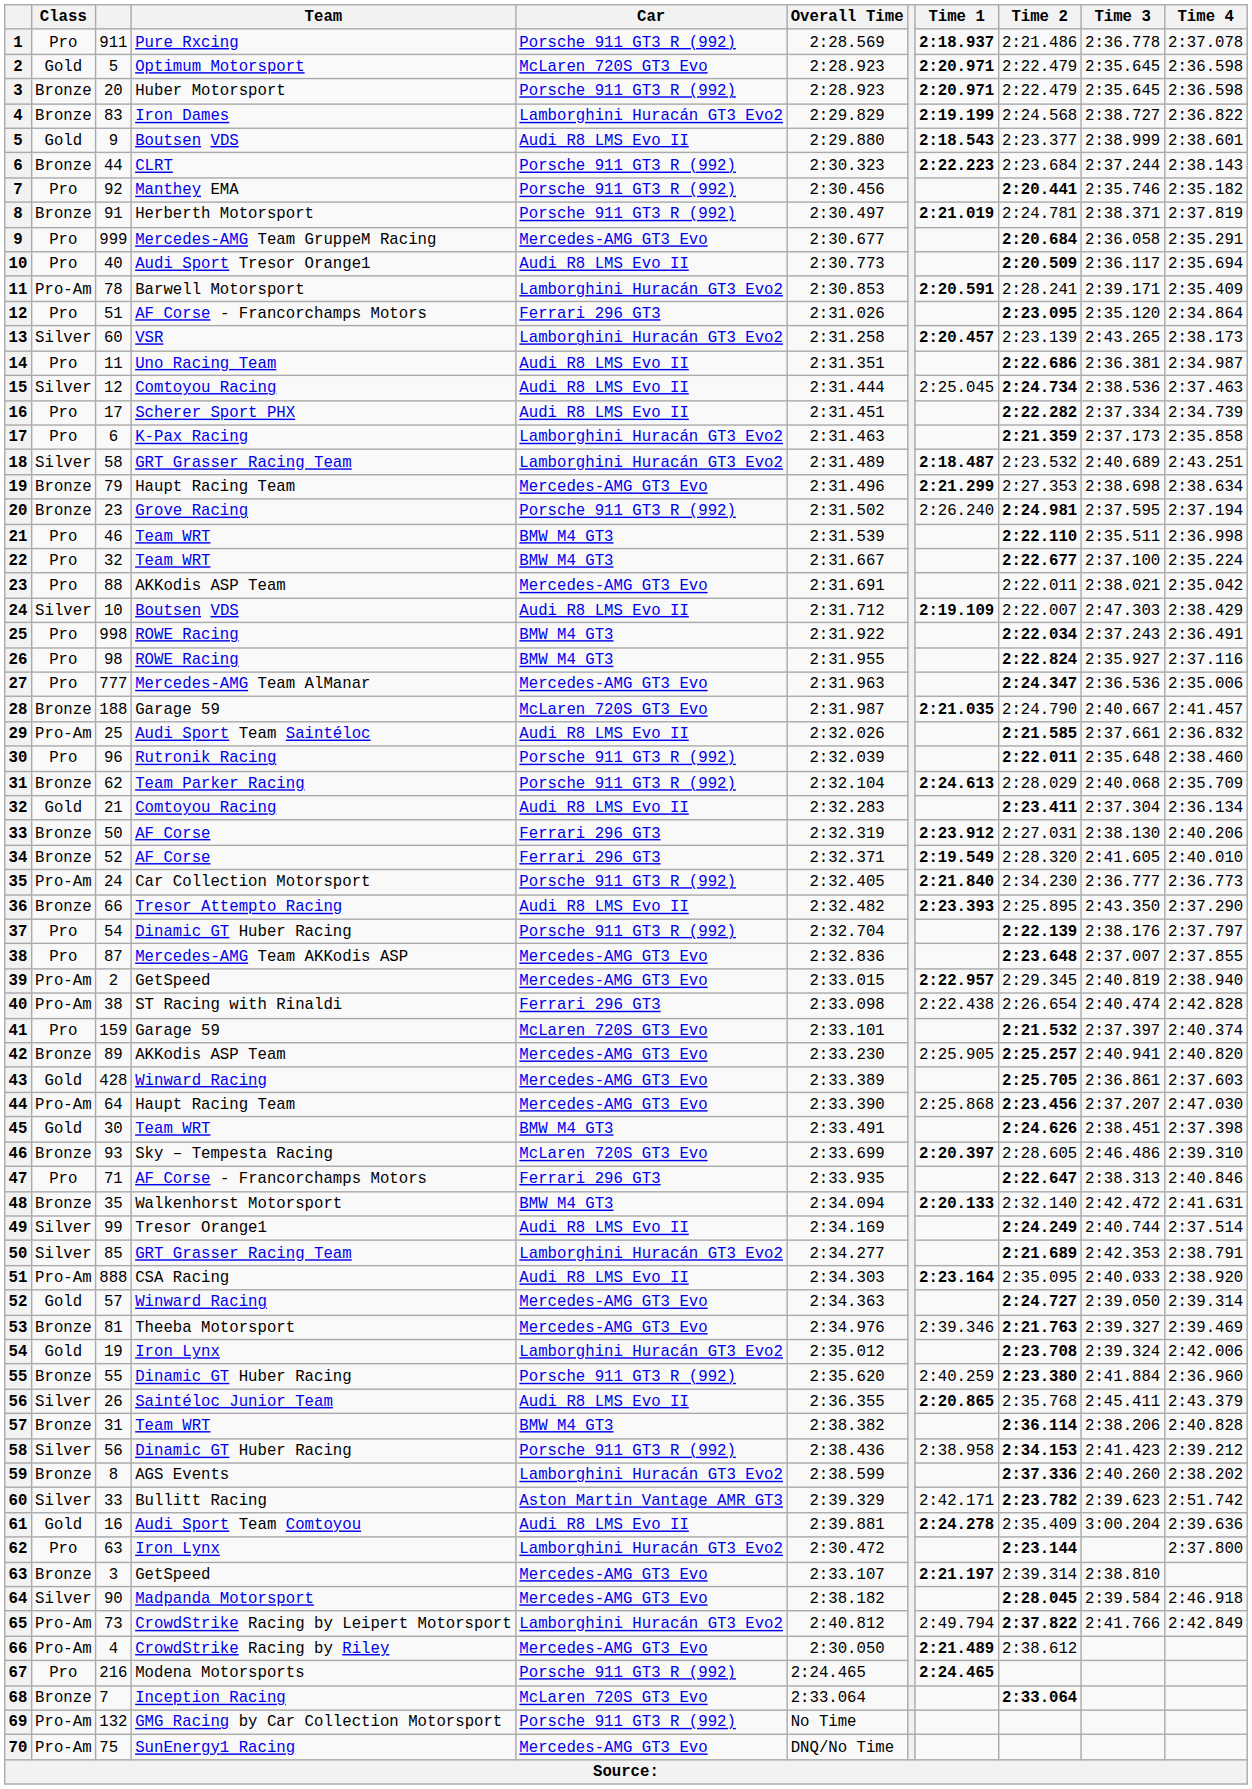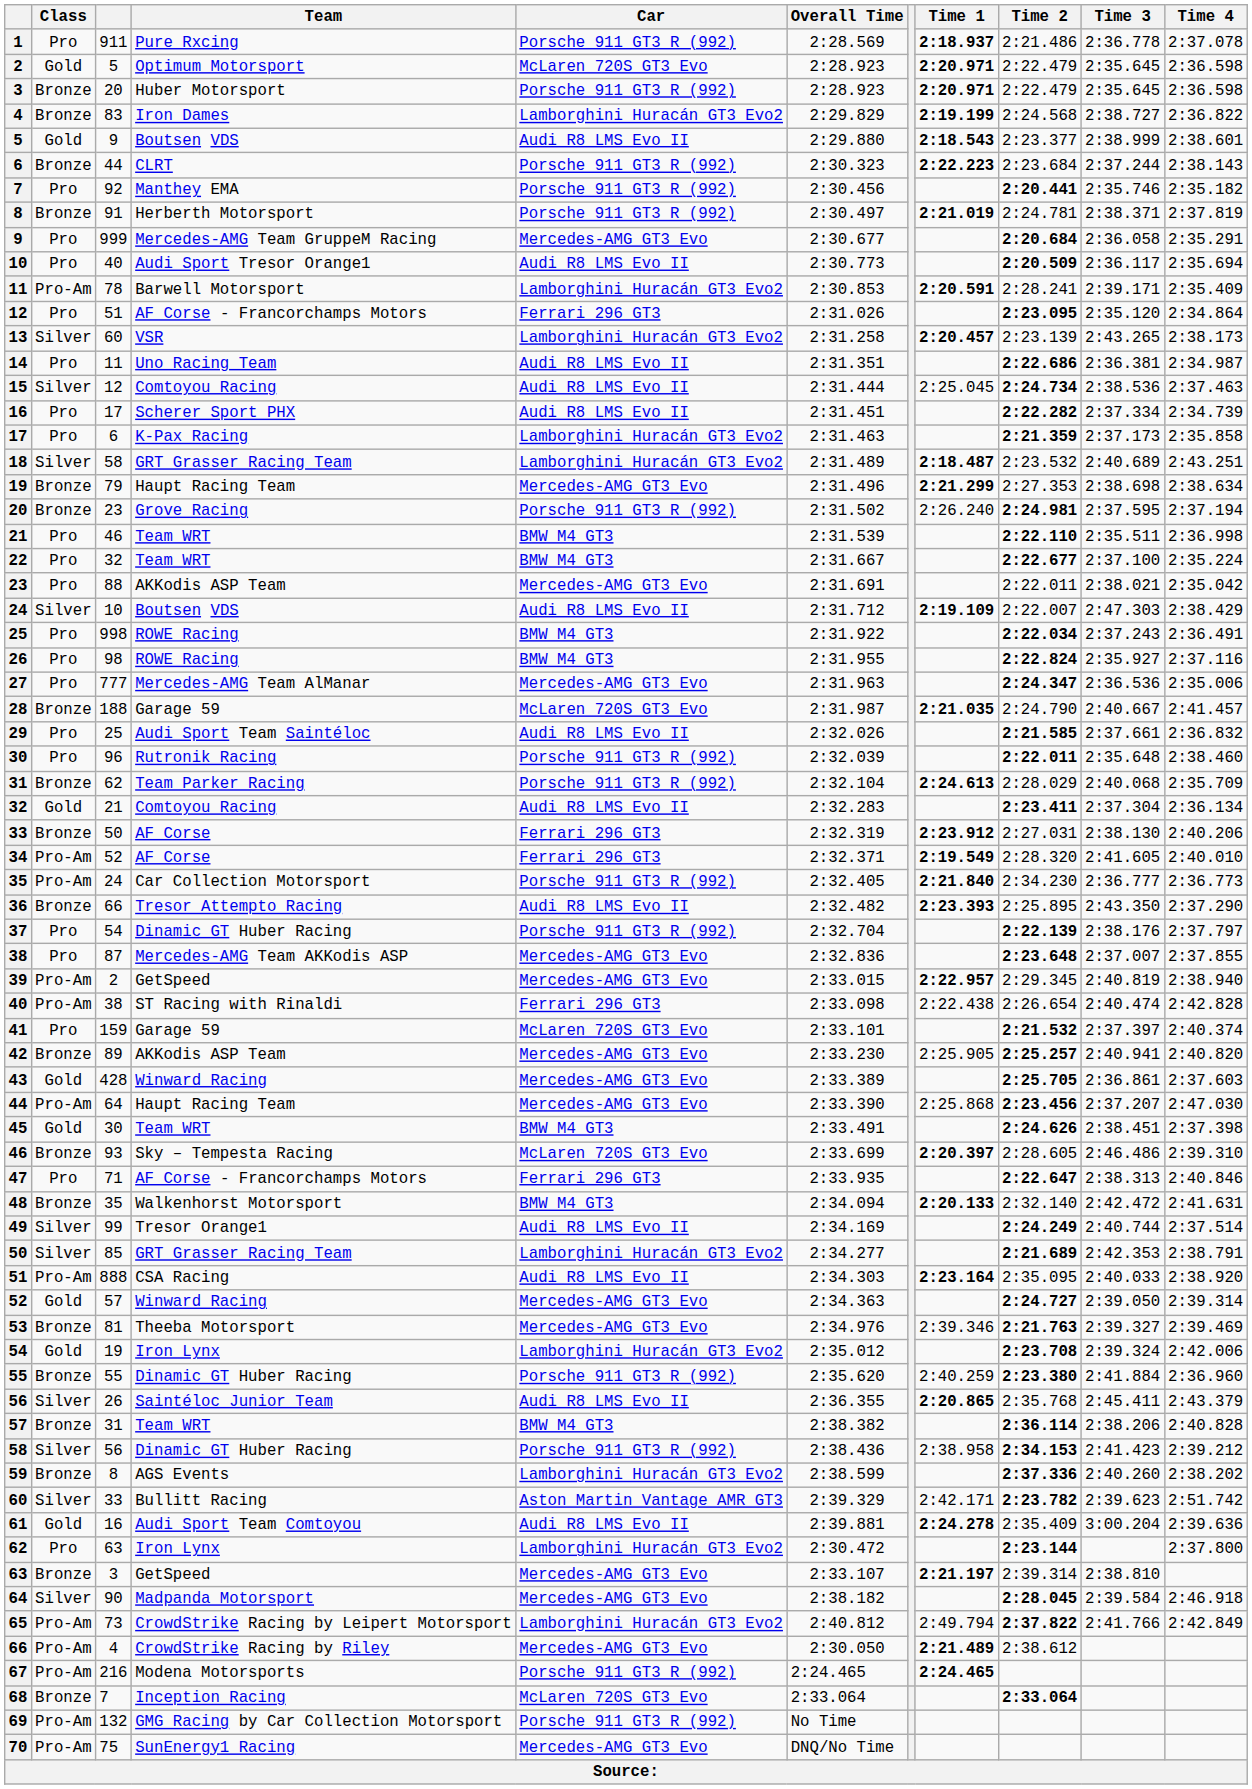(63, 734) Pro-Am -> (63, 734) Pro
(63, 857) Bronze -> (63, 857) Pro-Am
(63, 1673) Pro -> (63, 1673) Pro-Am
